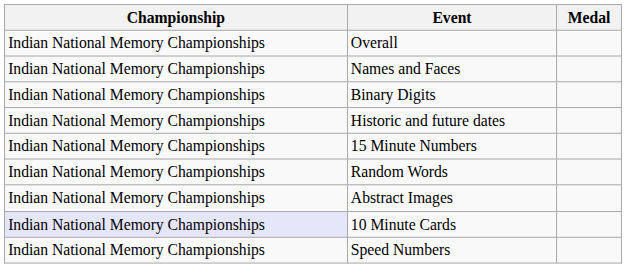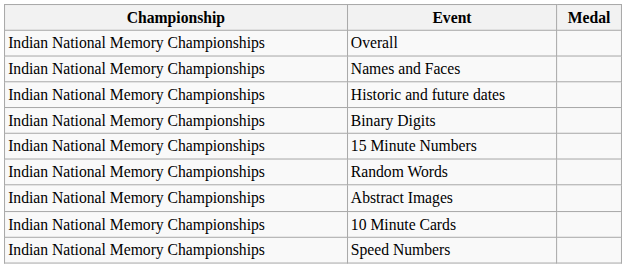rows swapped: (393, 95) <-> (428, 120)
(137, 224) lavender background -> (137, 224) no background
